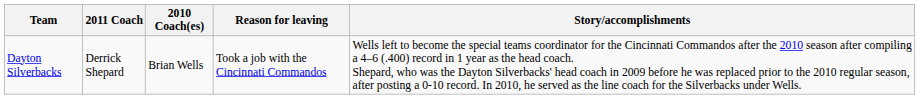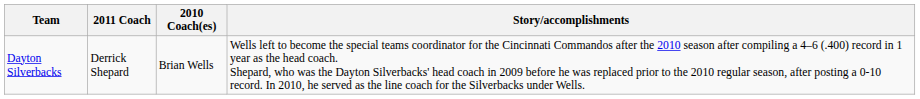- column: (282, 20)
